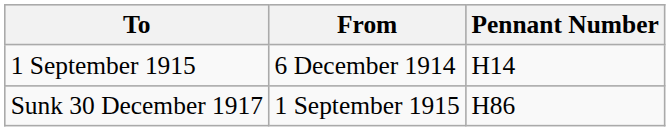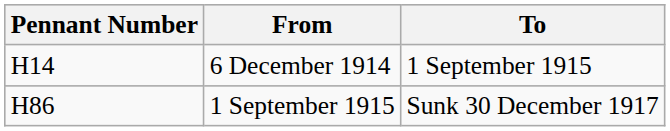columns swapped: (565, 24) <-> (137, 24)
